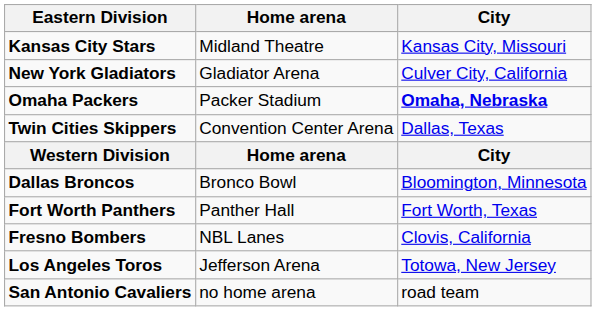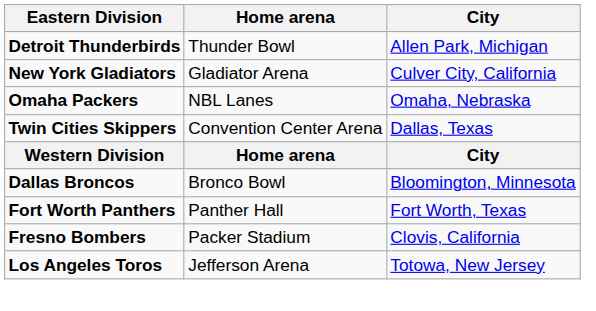+ row: (94, 45)
- row: (82, 45)
(260, 100) Packer Stadium -> (231, 100) NBL Lanes
(474, 100) bold -> (460, 100) normal
(242, 237) NBL Lanes -> (249, 237) Packer Stadium
- row: (100, 292)
